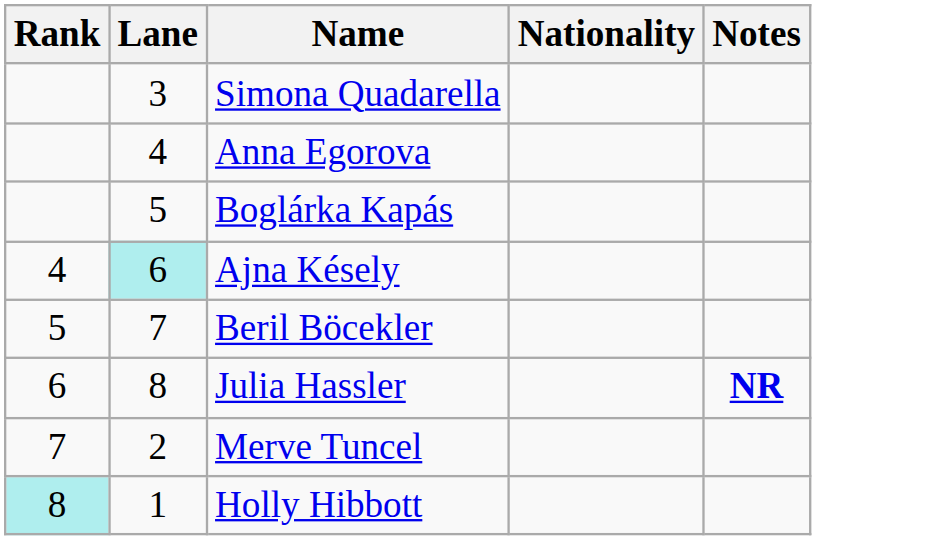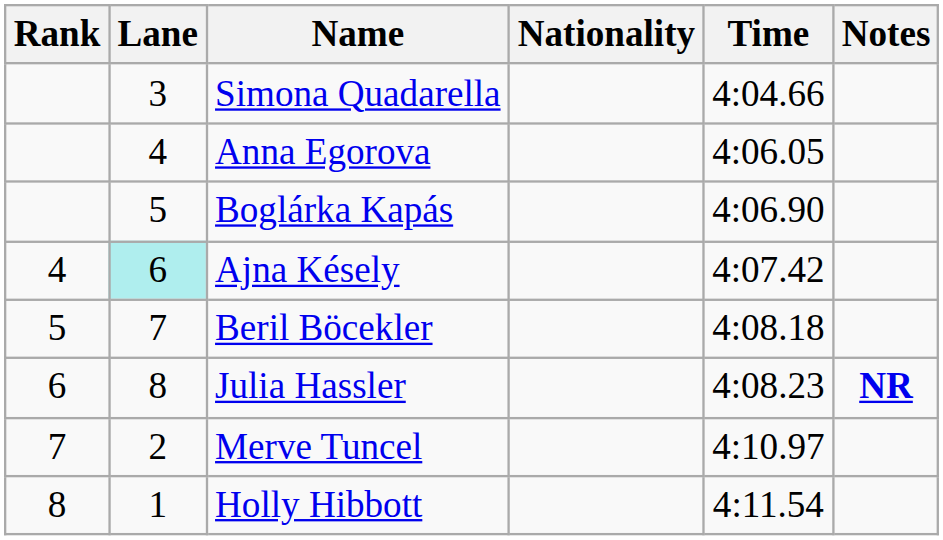+ column: (768, 33)
(57, 504) paleturquoise background -> (57, 504) no background
